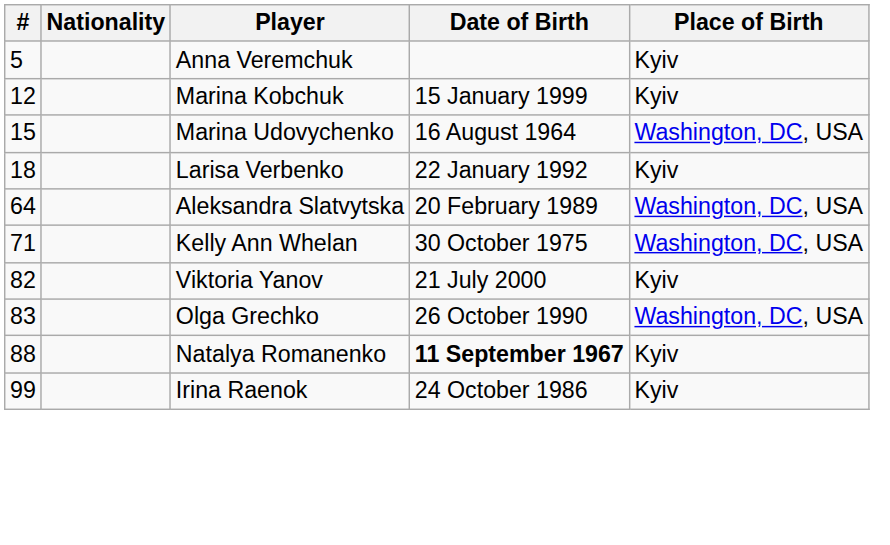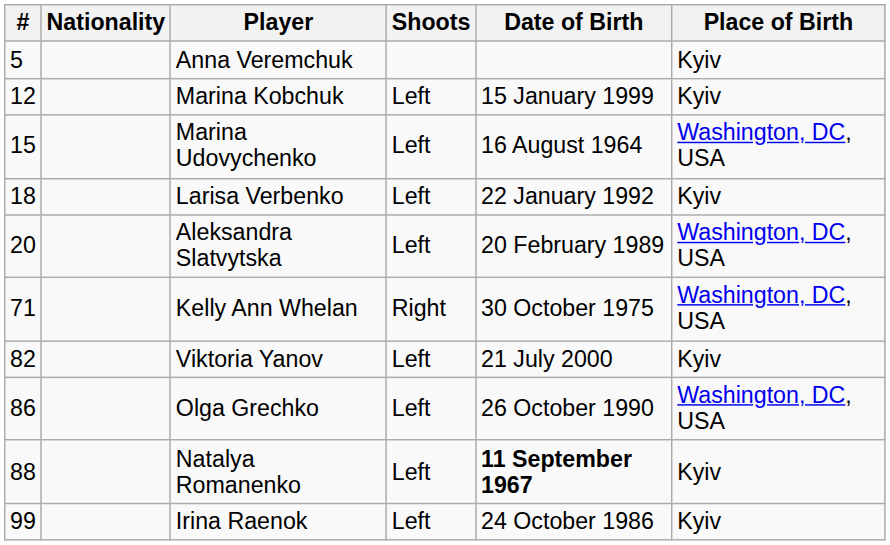+ column: (431, 22)
(23, 206) 64 -> (23, 246) 20
(23, 317) 83 -> (23, 408) 86
